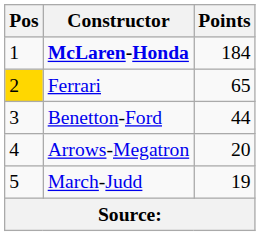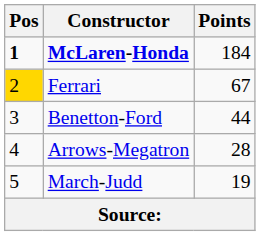(14, 53) normal -> (14, 53) bold
(241, 85) 65 -> (241, 85) 67
(241, 150) 20 -> (241, 150) 28
